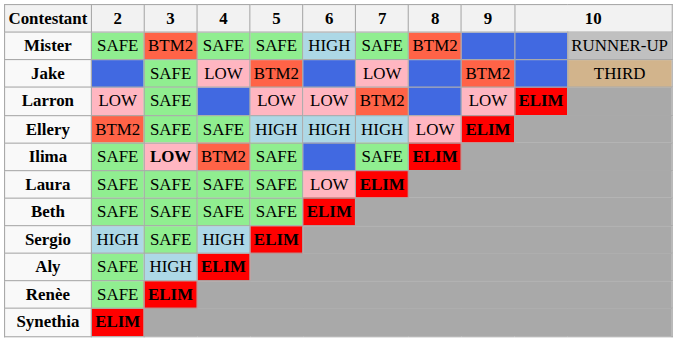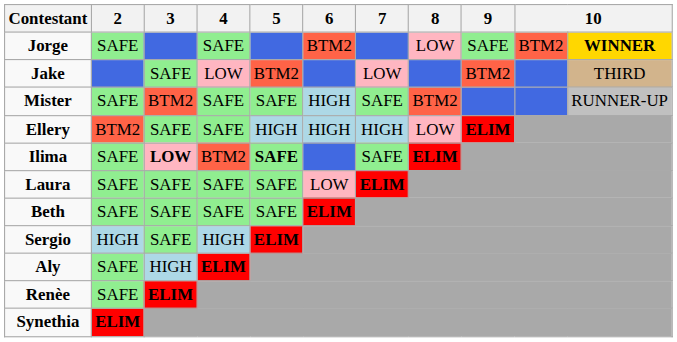+ row: (48, 46)
rows swapped: (48, 46) <-> (48, 73)
- row: (48, 101)
(276, 156) normal -> (276, 156) bold
